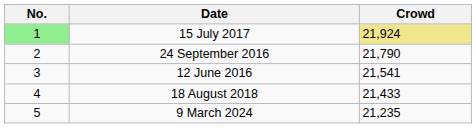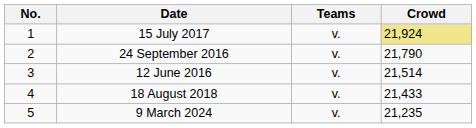+ column: (336, 14)
(37, 34) lightgreen background -> (31, 34) no background
(381, 73) 21,541 -> (403, 73) 21,514
